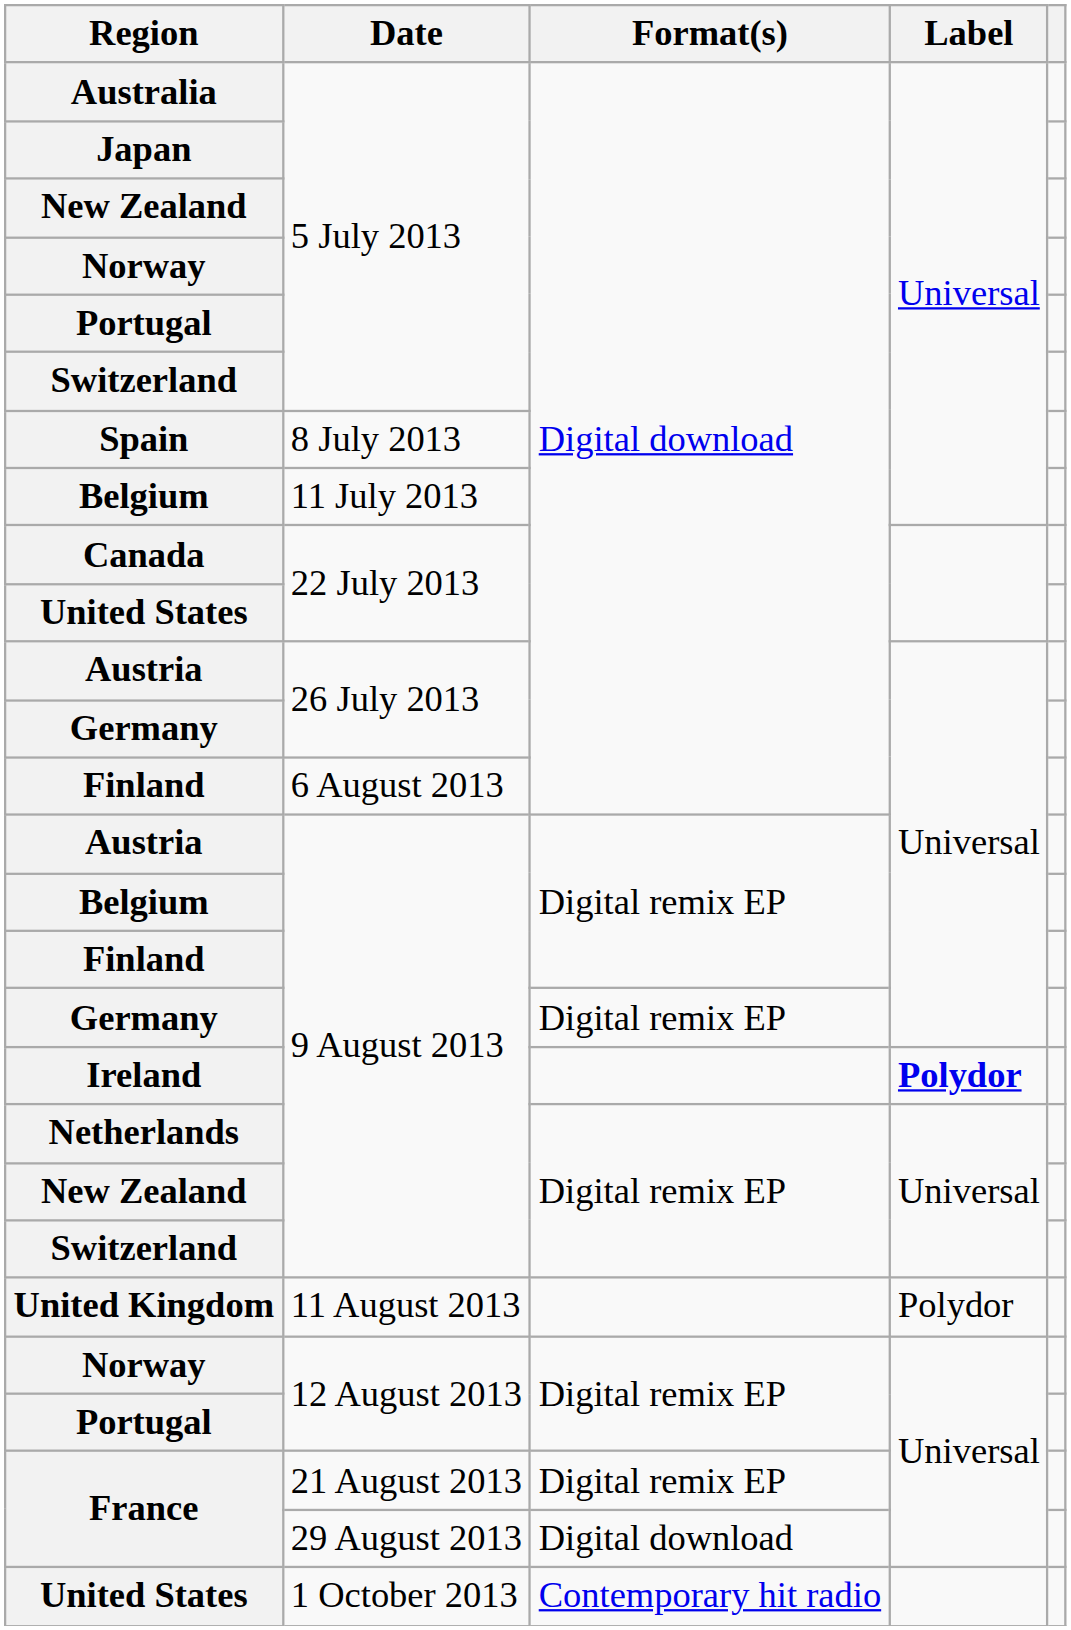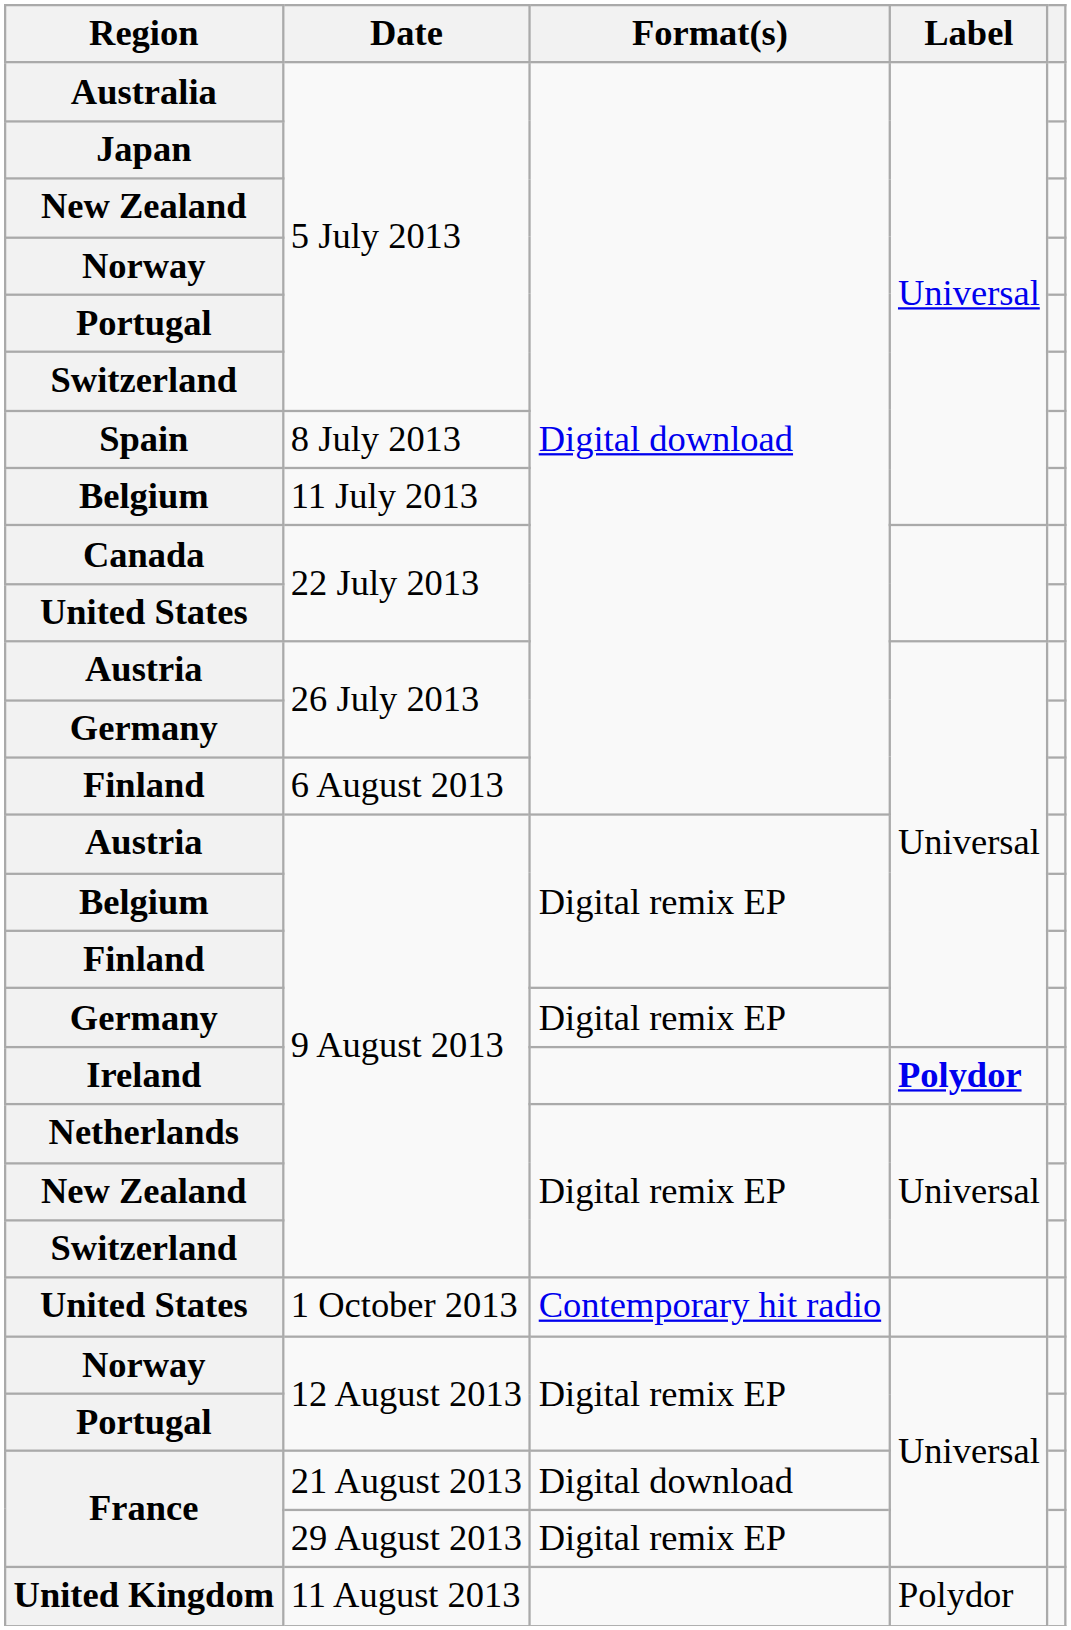rows swapped: (144, 1306) <-> (144, 1595)
(662, 1479) Digital remix EP -> (666, 1479) Digital download
(666, 1537) Digital download -> (662, 1537) Digital remix EP
